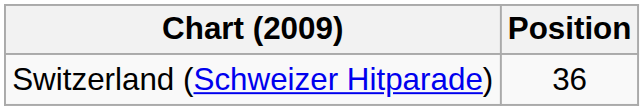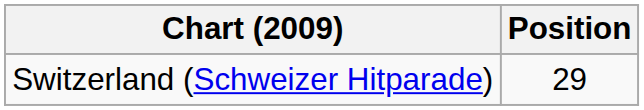(570, 79) 36 -> (570, 79) 29
